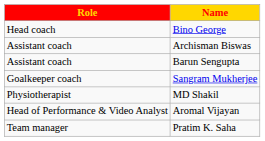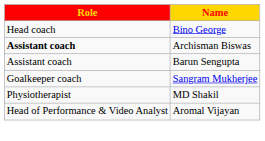(39, 45) normal -> (41, 45) bold
- row: (204, 128)
